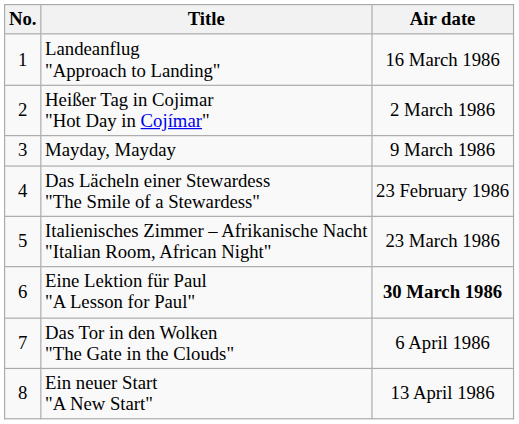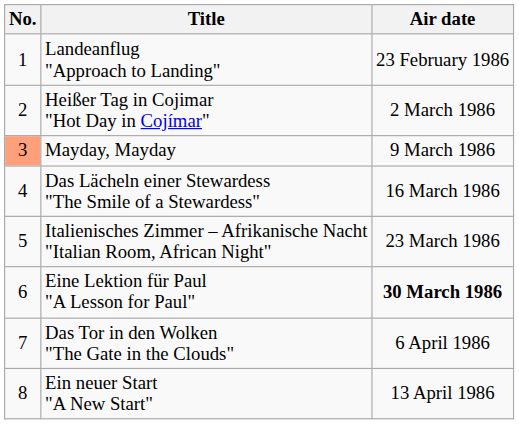(443, 59) 16 March 1986 -> (443, 59) 23 February 1986
(23, 150) no background -> (23, 150) lightsalmon background
(443, 190) 23 February 1986 -> (443, 190) 16 March 1986
